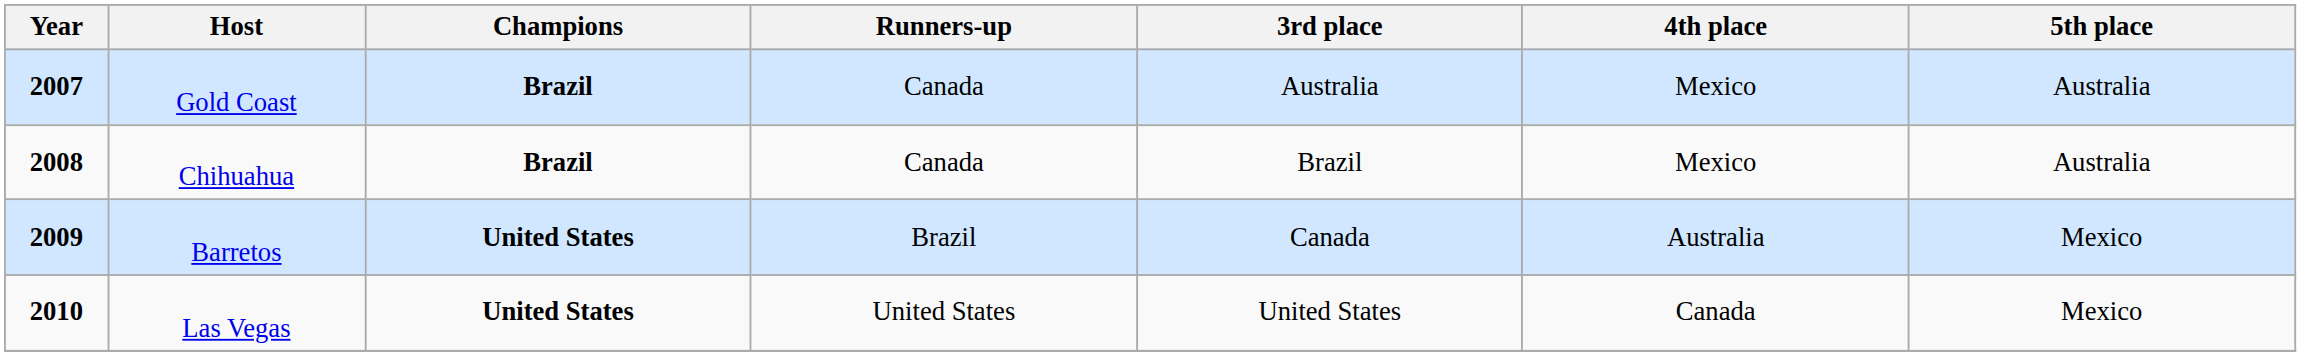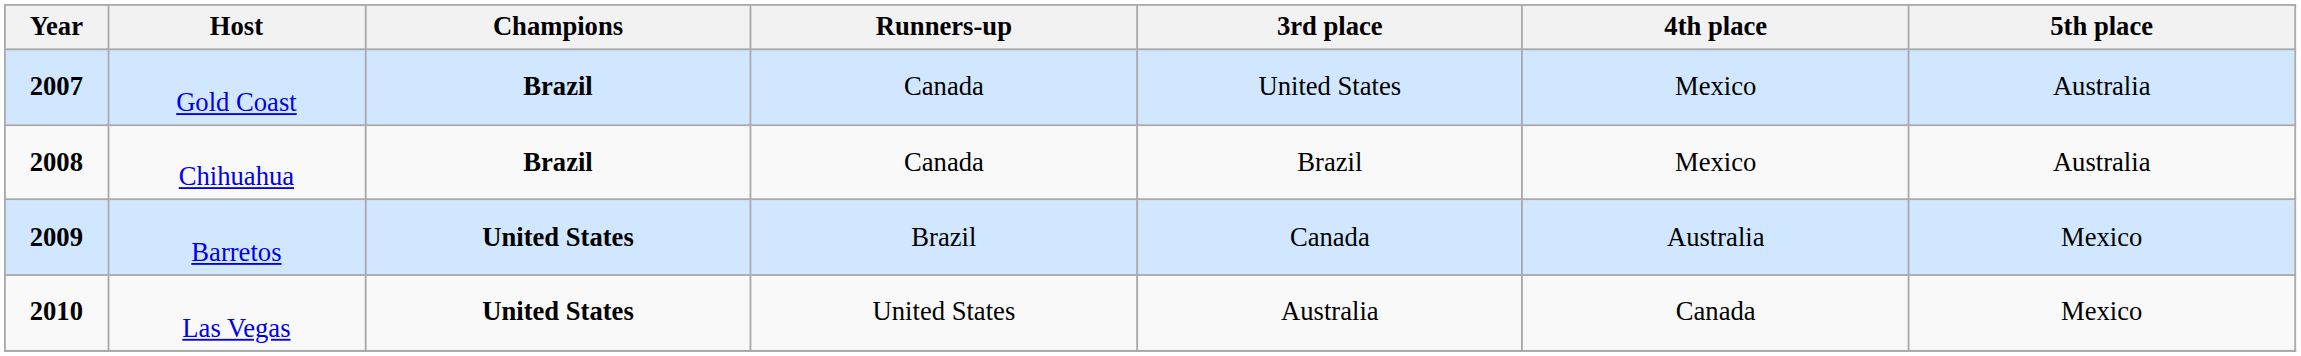(1330, 86) Australia -> (1330, 86) United States
(1330, 312) United States -> (1330, 312) Australia
